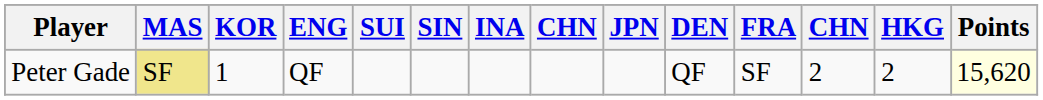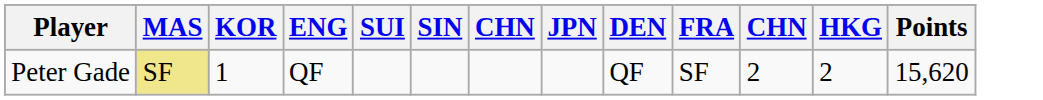- column: (500, 27)
(994, 71) lightyellow background -> (932, 71) no background
